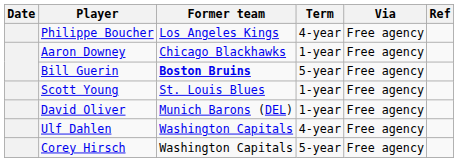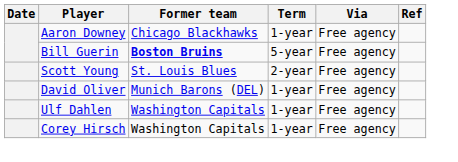- row: (97, 33)
(320, 90) 1-year -> (292, 71) 2-year
(320, 128) 4-year -> (292, 109) 1-year
(320, 147) 5-year -> (292, 128) 1-year
